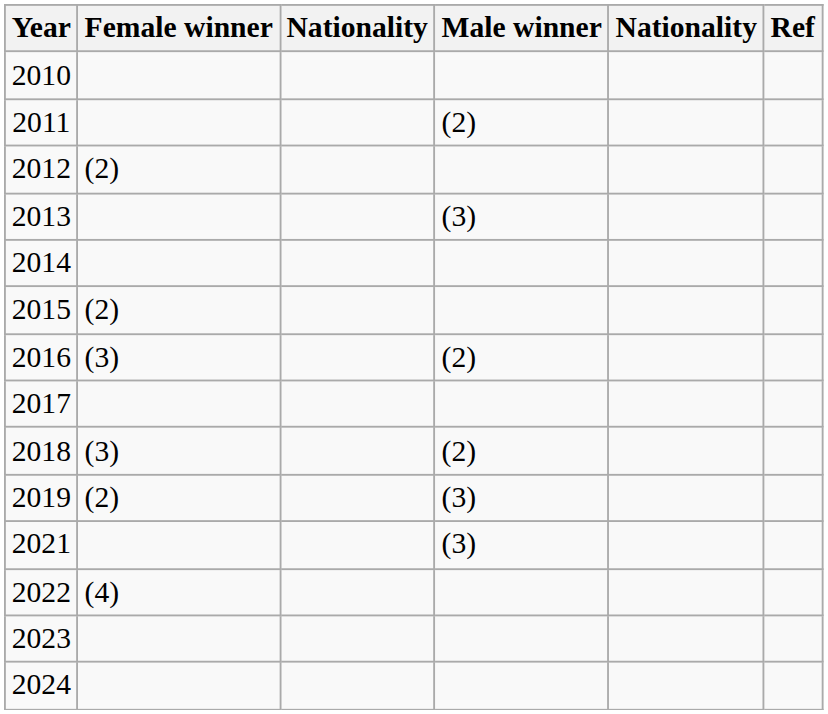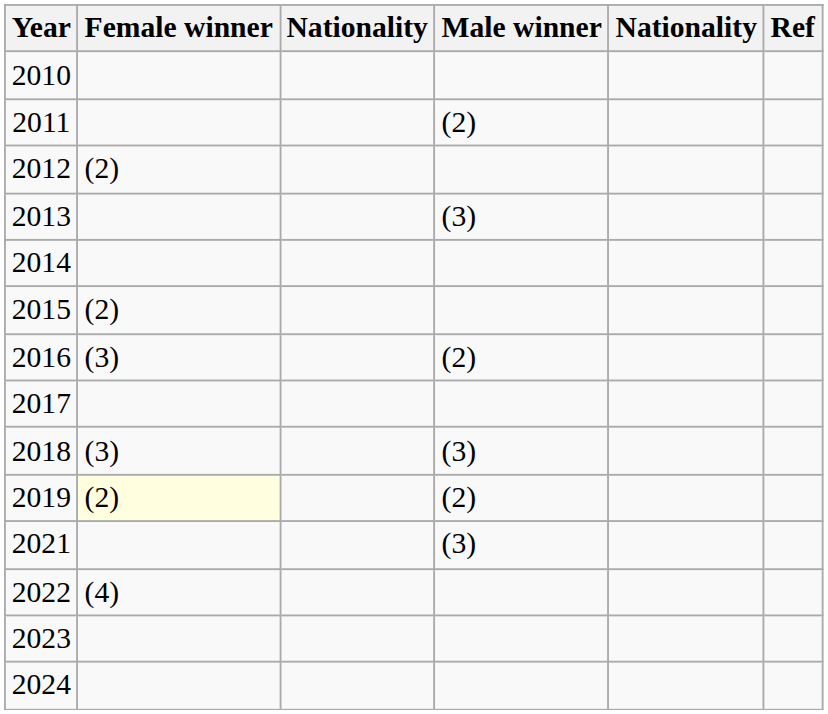(459, 450) (2) -> (459, 450) (3)
(102, 497) no background -> (102, 497) lightyellow background
(459, 497) (3) -> (459, 497) (2)
